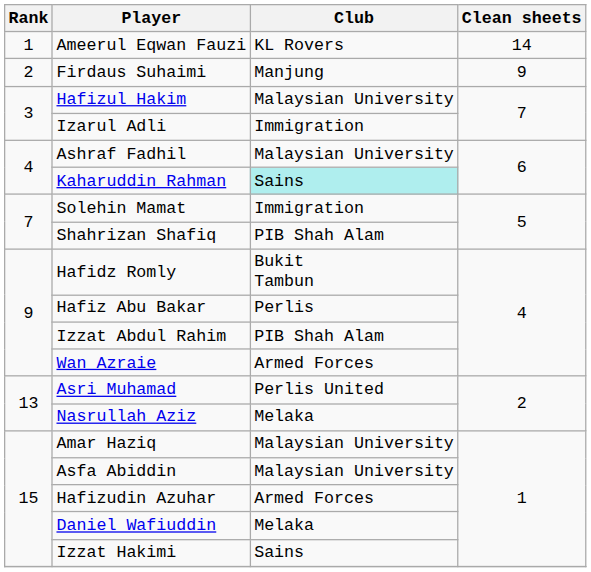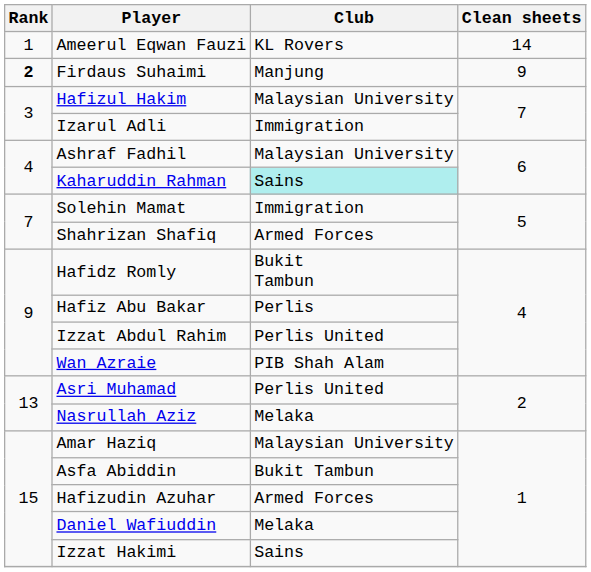(29, 72) normal -> (29, 72) bold
(319, 235) PIB Shah Alam -> (314, 235) Armed Forces
(319, 336) PIB Shah Alam -> (319, 336) Perlis United
(314, 363) Armed Forces -> (319, 363) PIB Shah Alam
(354, 471) Malaysian University -> (314, 471) Bukit Tambun
